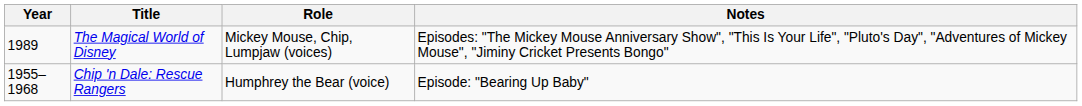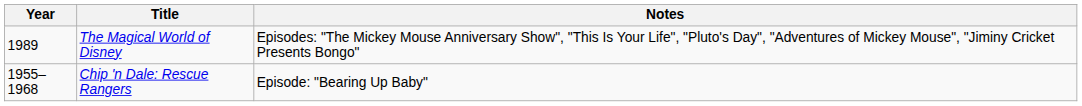- column: (318, 15)
